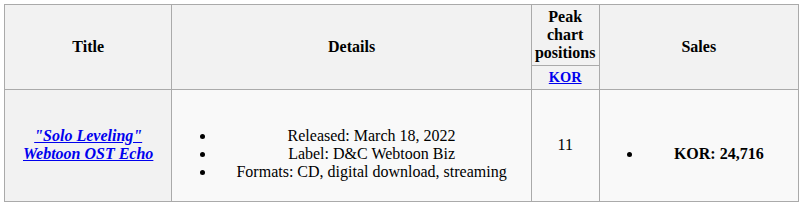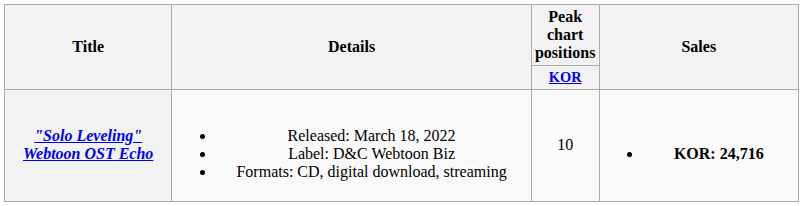(565, 145) 11 -> (565, 145) 10
